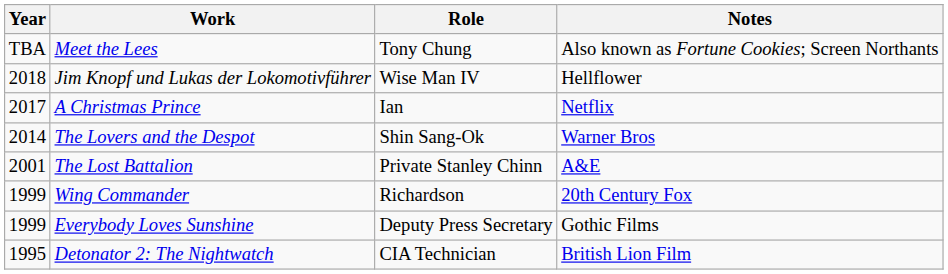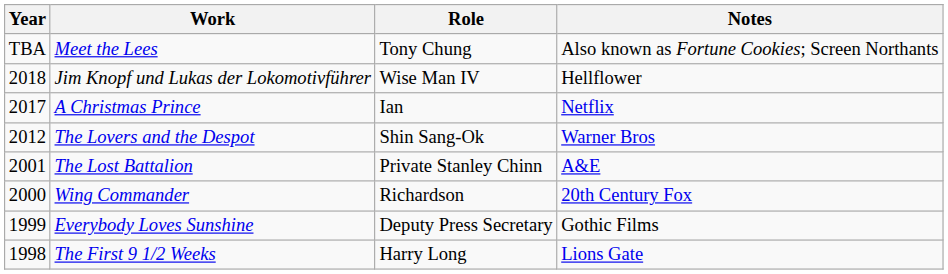(27, 136) 2014 -> (27, 136) 2012
(27, 195) 1999 -> (27, 195) 2000
+ row: (135, 254)
- row: (164, 254)
